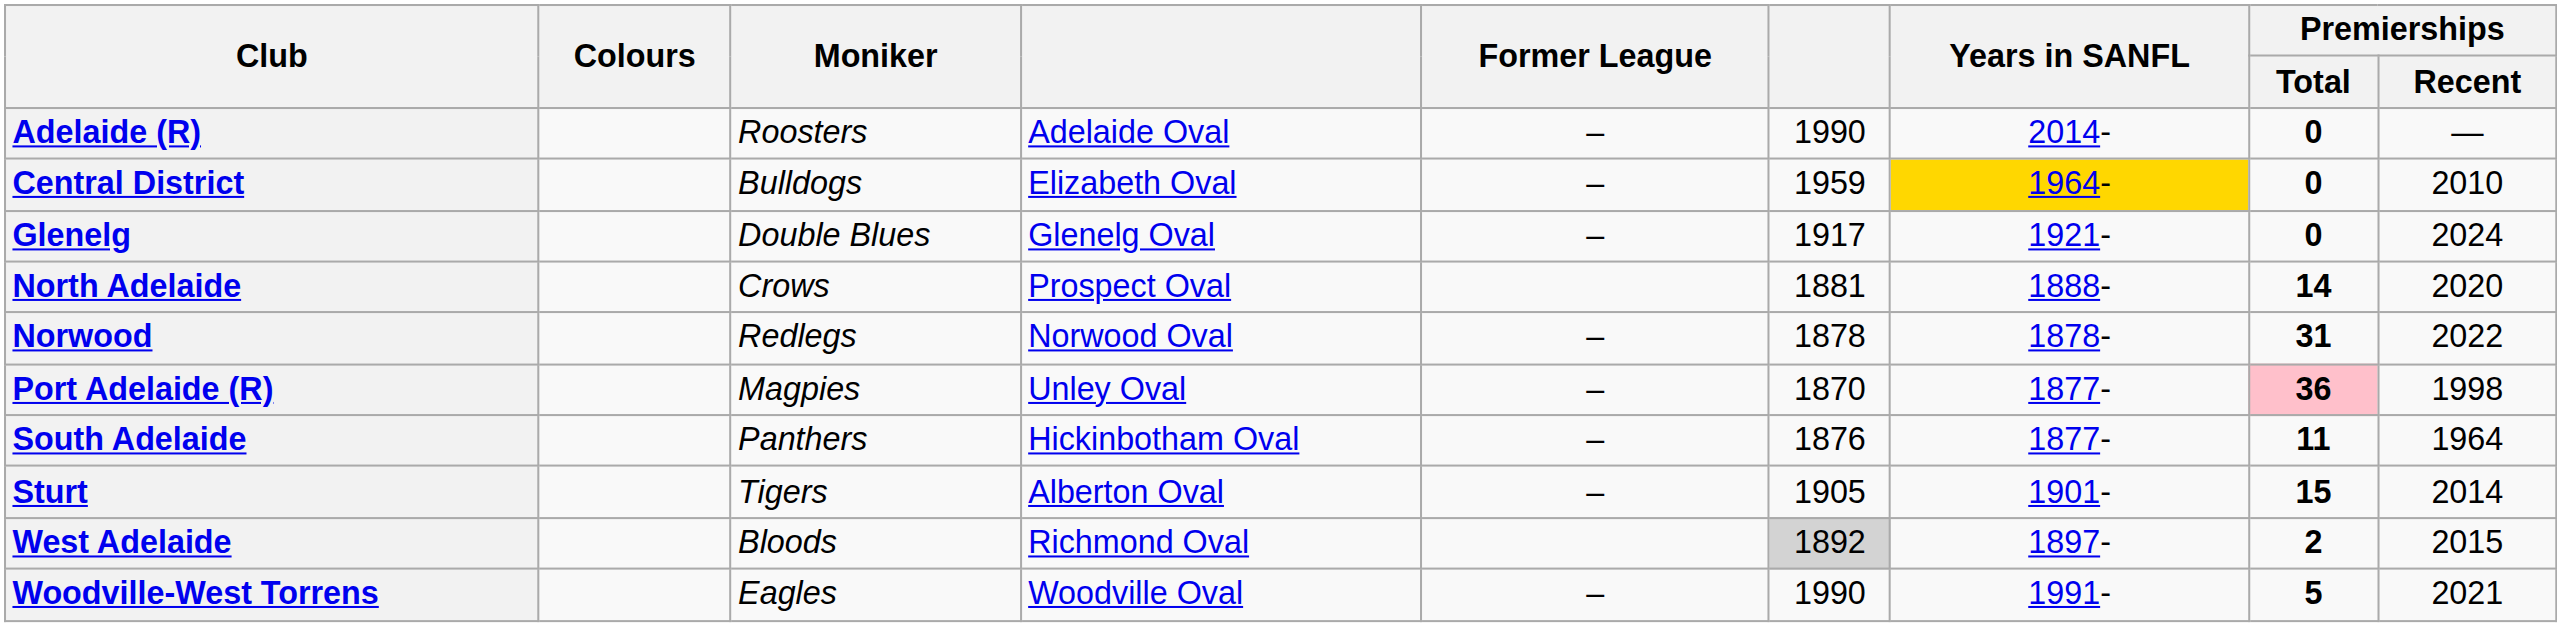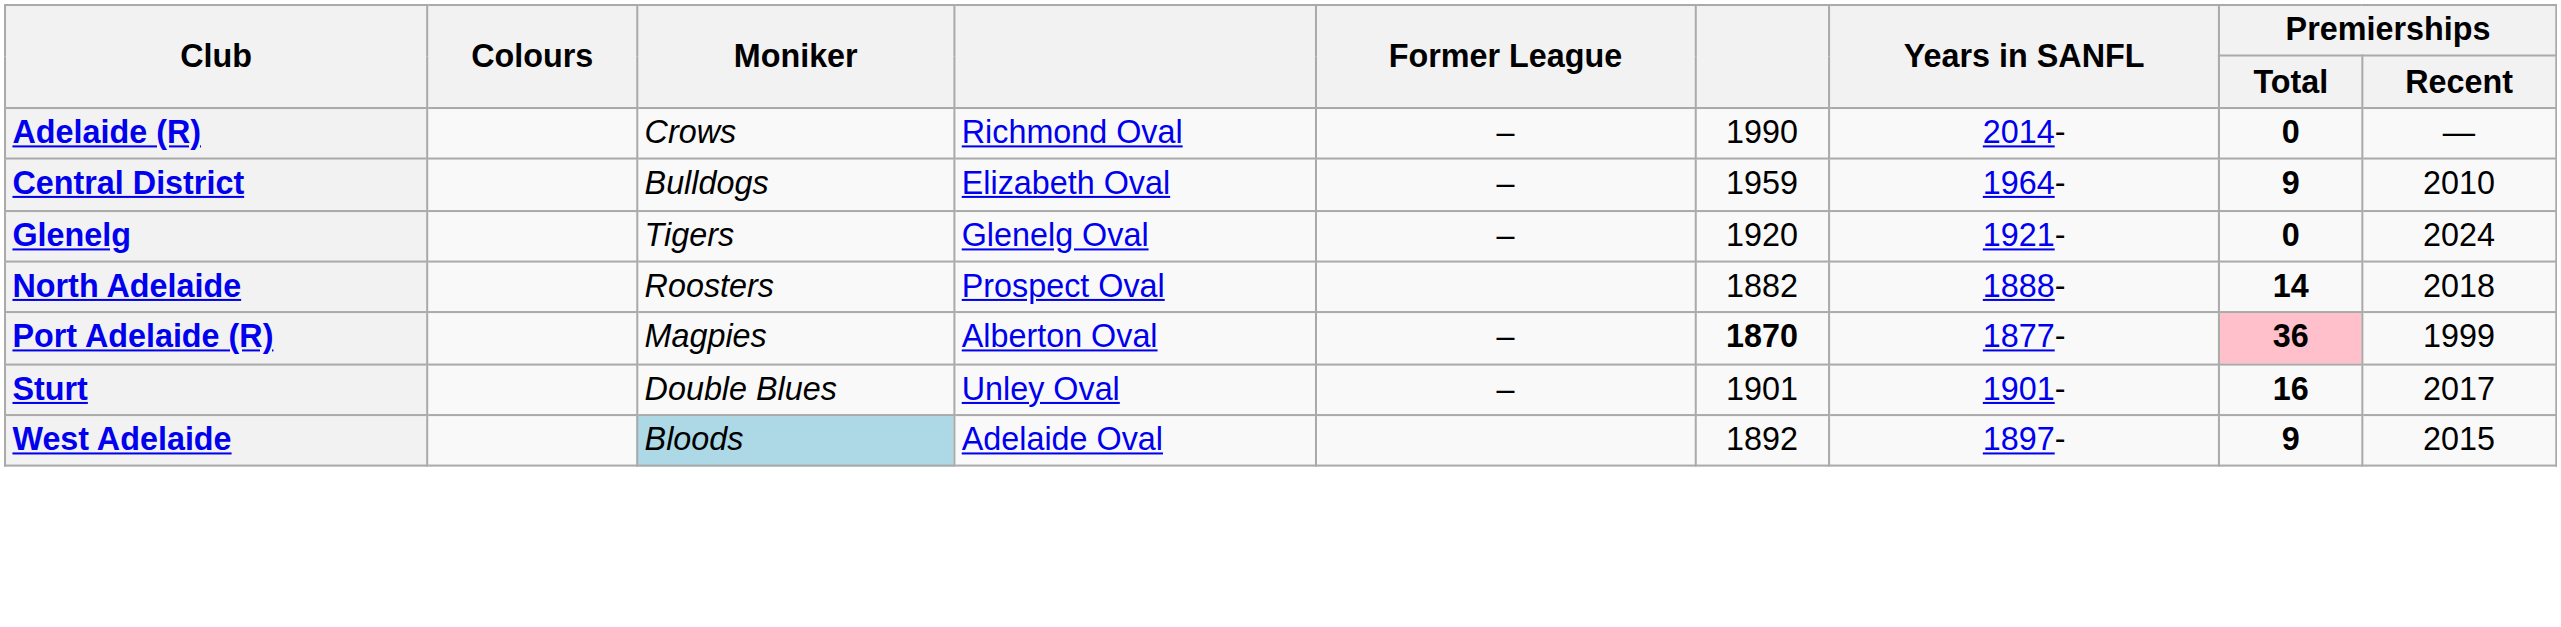(803, 132) Roosters -> (690, 132) Crows
(1129, 132) Adelaide Oval -> (1072, 132) Richmond Oval
(2070, 183) gold background -> (2024, 183) no background
(2313, 183) 0 -> (2291, 183) 9
(834, 235) Double Blues -> (689, 235) Tigers
(1830, 235) 1917 -> (1762, 235) 1920
(784, 286) Crows -> (709, 286) Roosters
(1830, 286) 1881 -> (1762, 286) 1882
(2467, 286) 2020 -> (2459, 286) 2018
- row: (82, 337)
(1107, 388) Unley Oval -> (1060, 337) Alberton Oval
(1830, 388) normal -> (1762, 337) bold
(2467, 388) 1998 -> (2459, 337) 1999
- row: (129, 440)
(783, 491) Tigers -> (741, 388) Double Blues
(1126, 491) Alberton Oval -> (1041, 388) Unley Oval
(1830, 491) 1905 -> (1762, 388) 1901
(2313, 491) 15 -> (2291, 388) 16
(2467, 491) 2014 -> (2459, 388) 2017
(788, 542) no background -> (694, 440) lightblue background
(1139, 542) Richmond Oval -> (1062, 440) Adelaide Oval
(1830, 542) lightgrey background -> (1762, 440) no background
(2313, 542) 2 -> (2291, 440) 9
- row: (196, 593)
